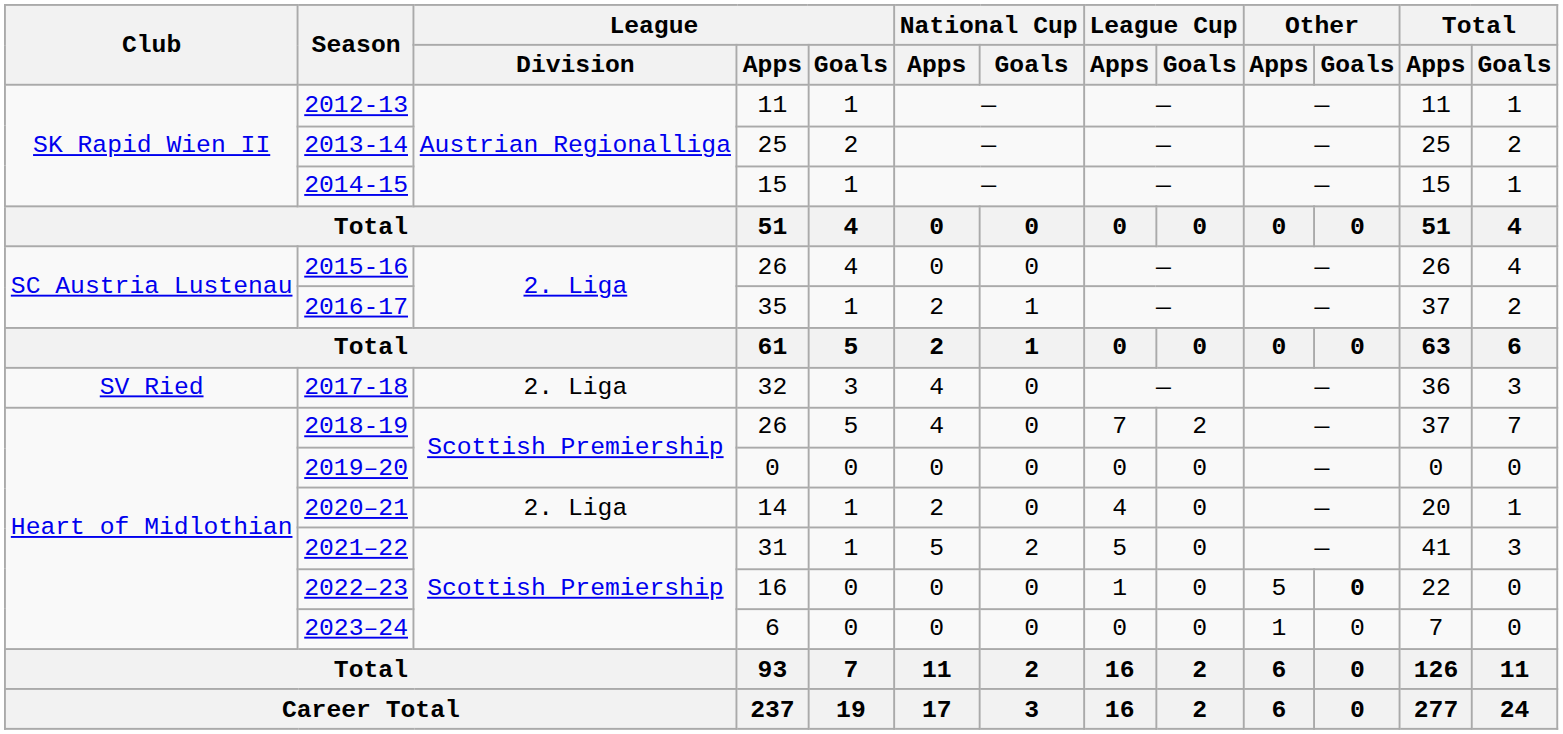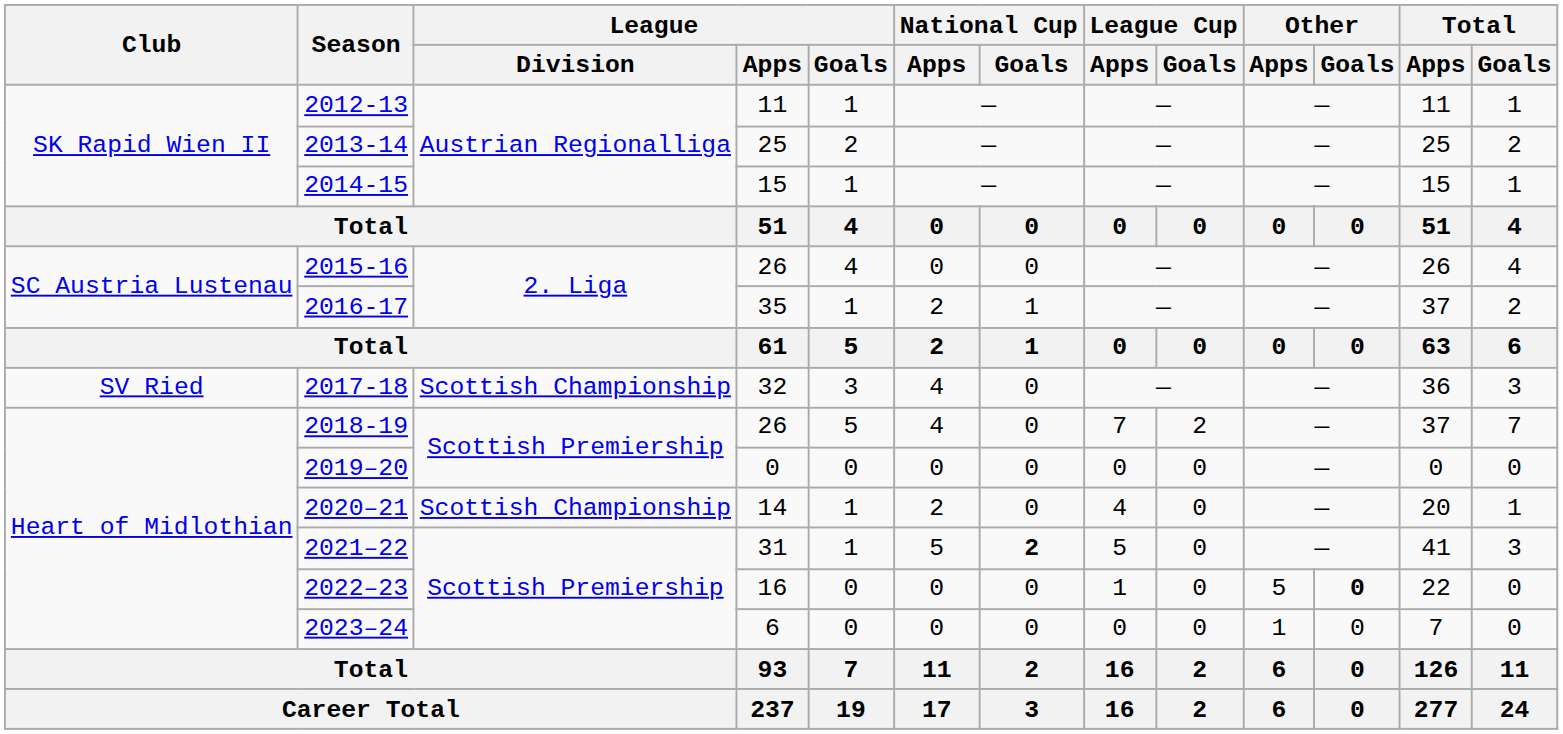(575, 387) 2. Liga -> (575, 387) Scottish Championship
(575, 508) 2. Liga -> (575, 508) Scottish Championship
(1032, 548) normal -> (1032, 548) bold
